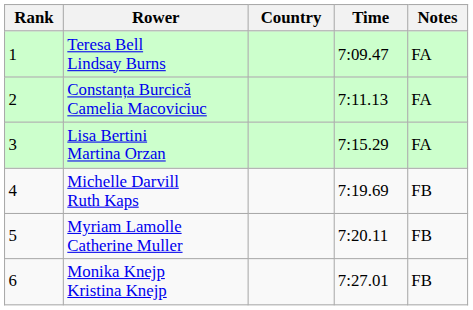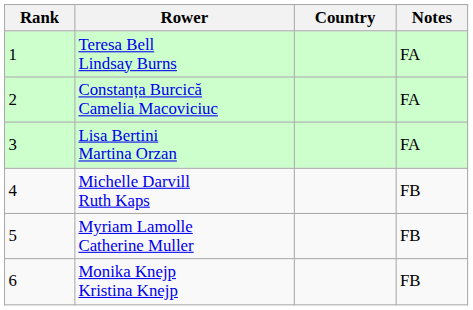- column: (371, 17)
